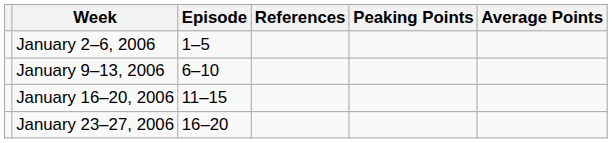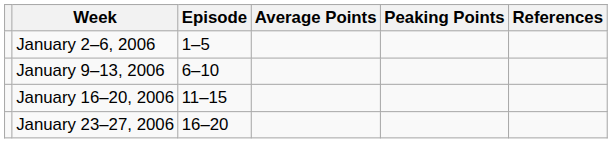columns swapped: (542, 17) <-> (300, 17)
